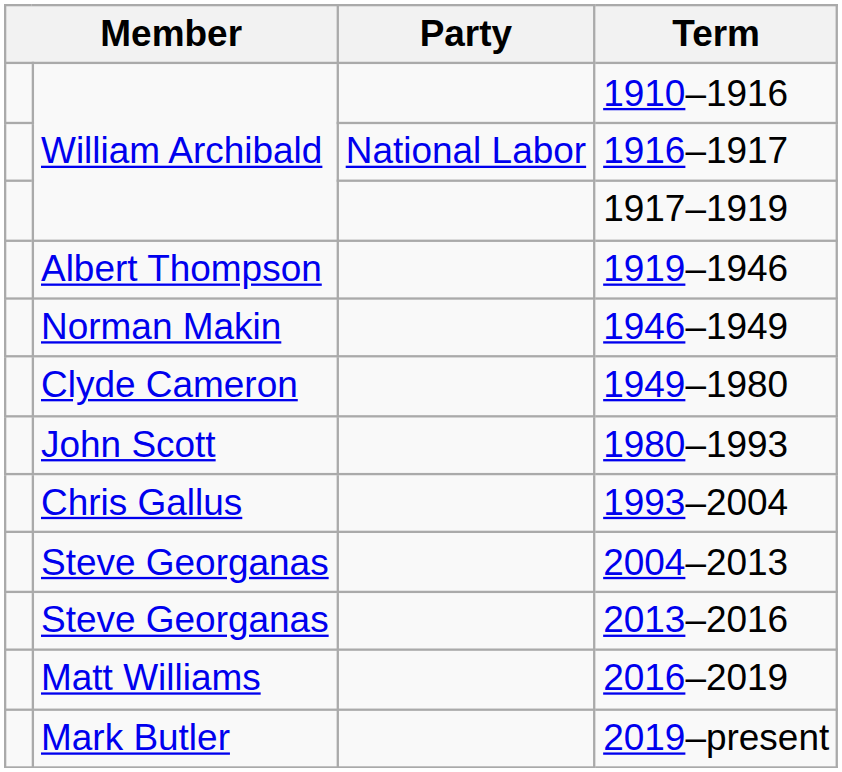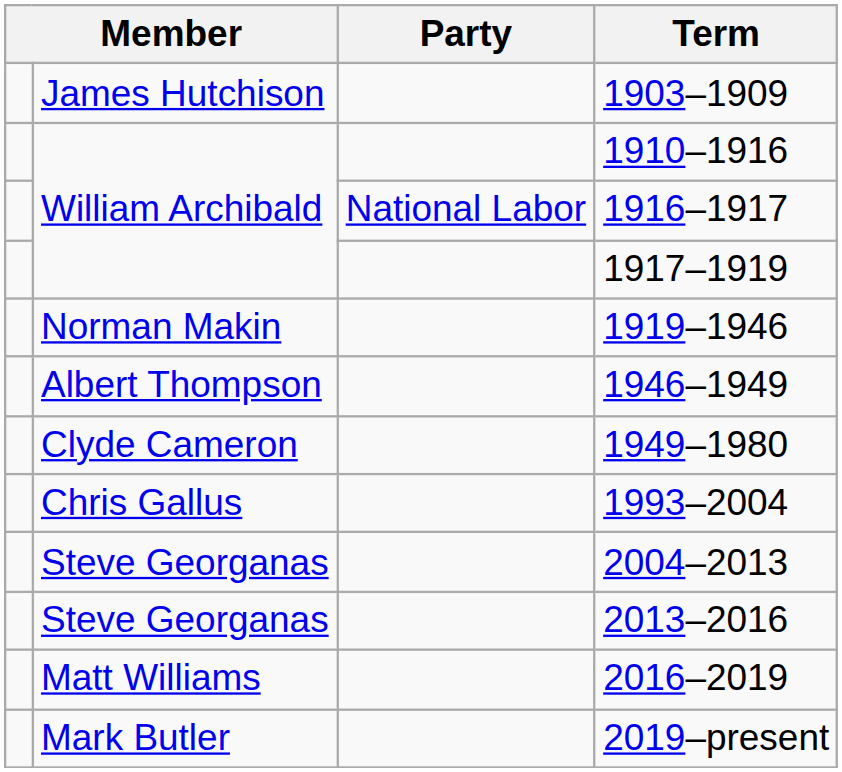+ row: (696, 92)
(181, 268) Albert Thompson -> (161, 326) Norman Makin
(161, 326) Norman Makin -> (181, 385) Albert Thompson
- row: (696, 444)
